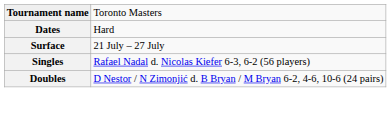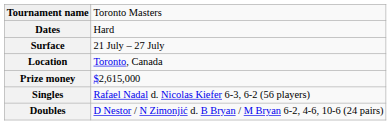+ row: (48, 62)
+ row: (48, 78)
